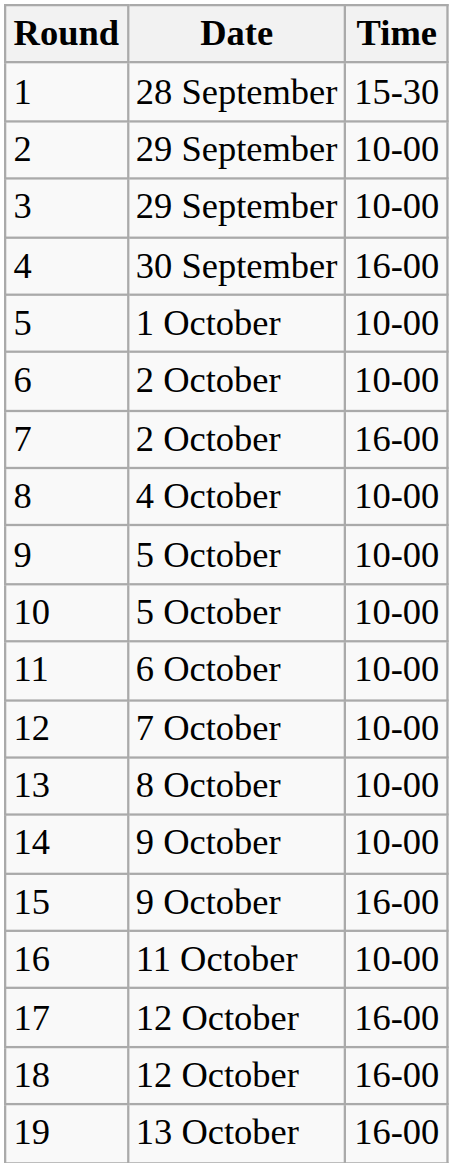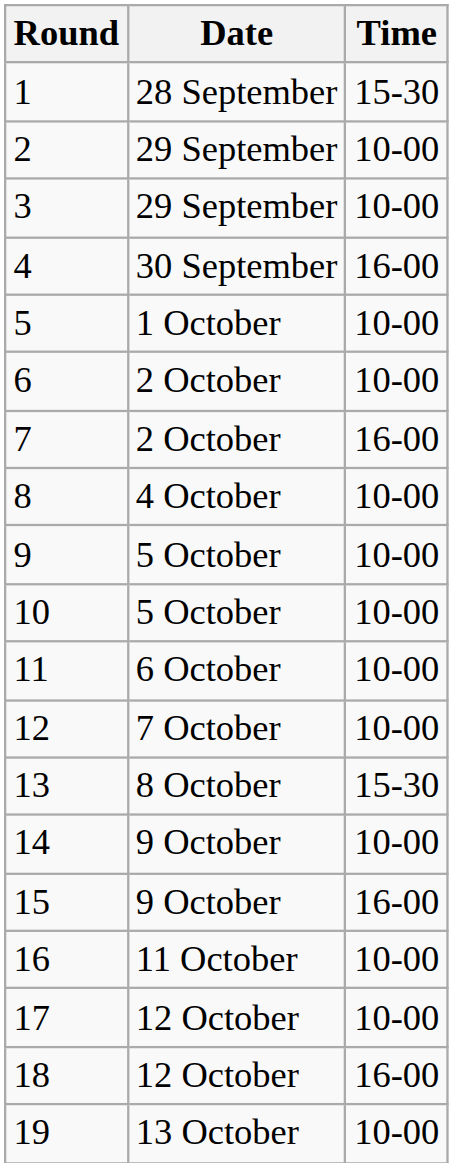(397, 785) 10-00 -> (397, 785) 15-30
(397, 1016) 16-00 -> (397, 1016) 10-00
(397, 1132) 16-00 -> (397, 1132) 10-00
